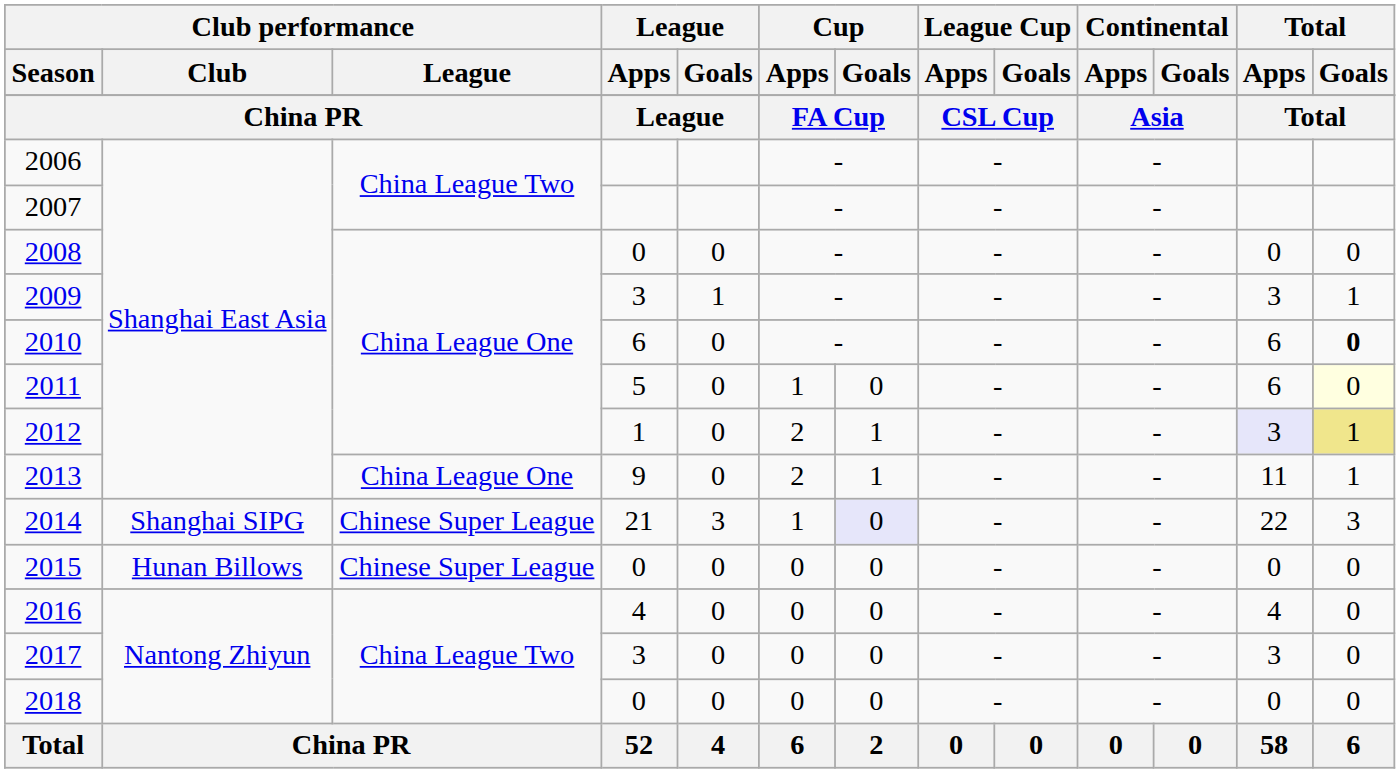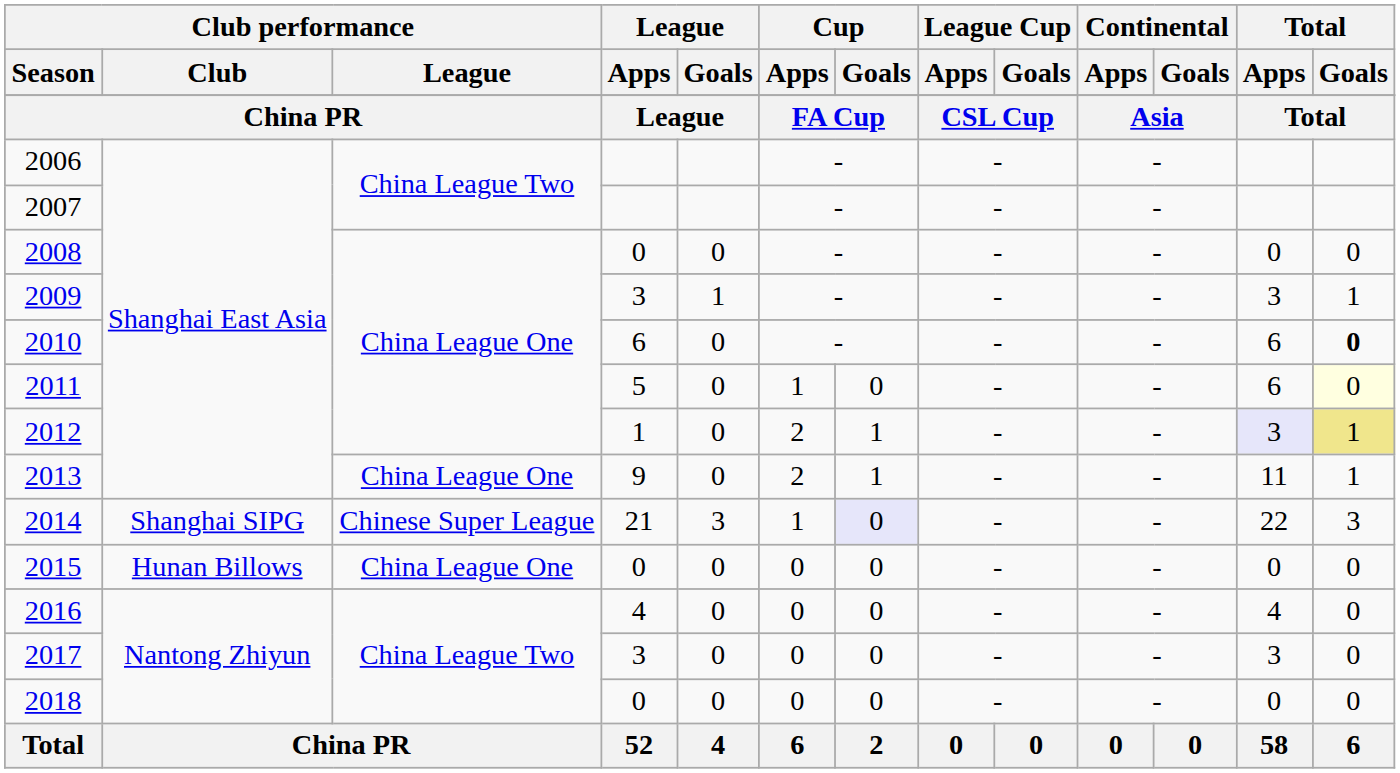(467, 565) Chinese Super League -> (467, 565) China League One
